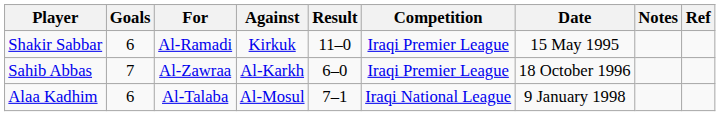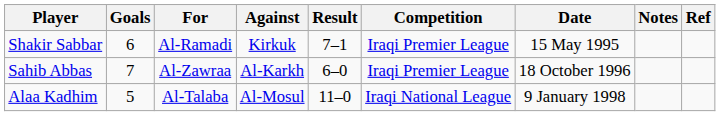(335, 44) 11–0 -> (335, 44) 7–1
(130, 96) 6 -> (130, 96) 5
(335, 96) 7–1 -> (335, 96) 11–0
